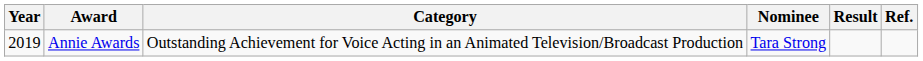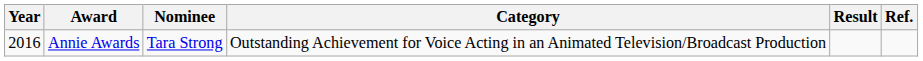columns swapped: (445, 17) <-> (788, 17)
(24, 42) 2019 -> (24, 42) 2016
